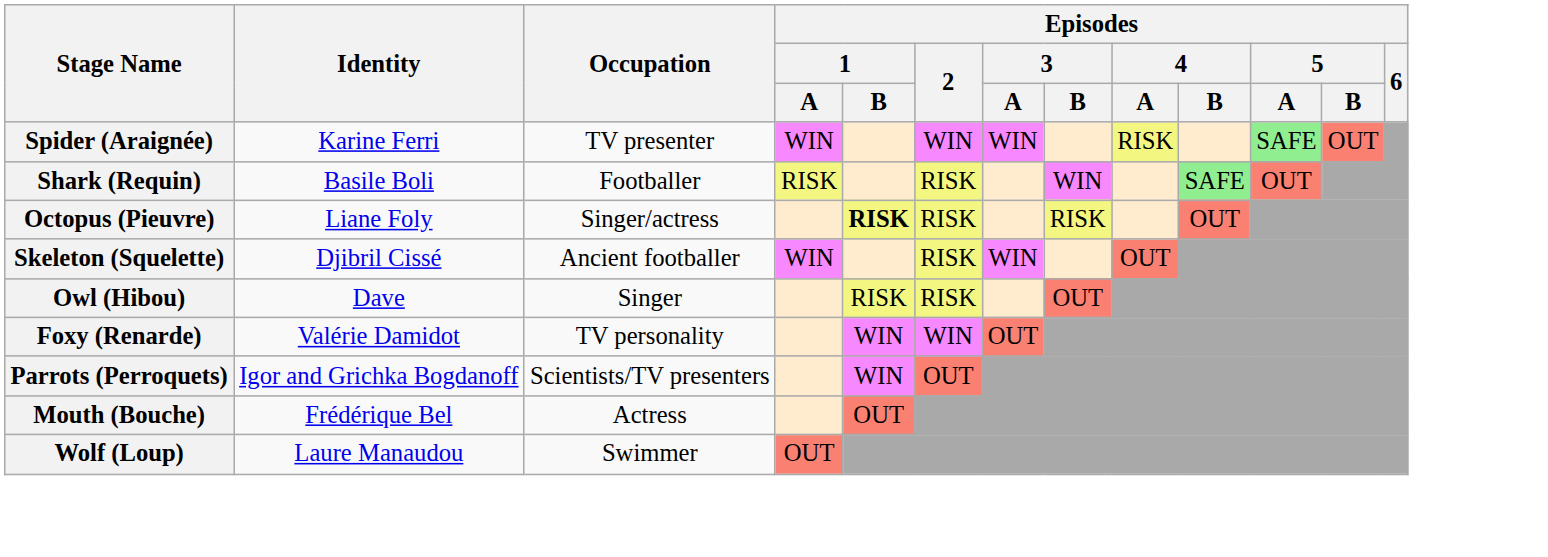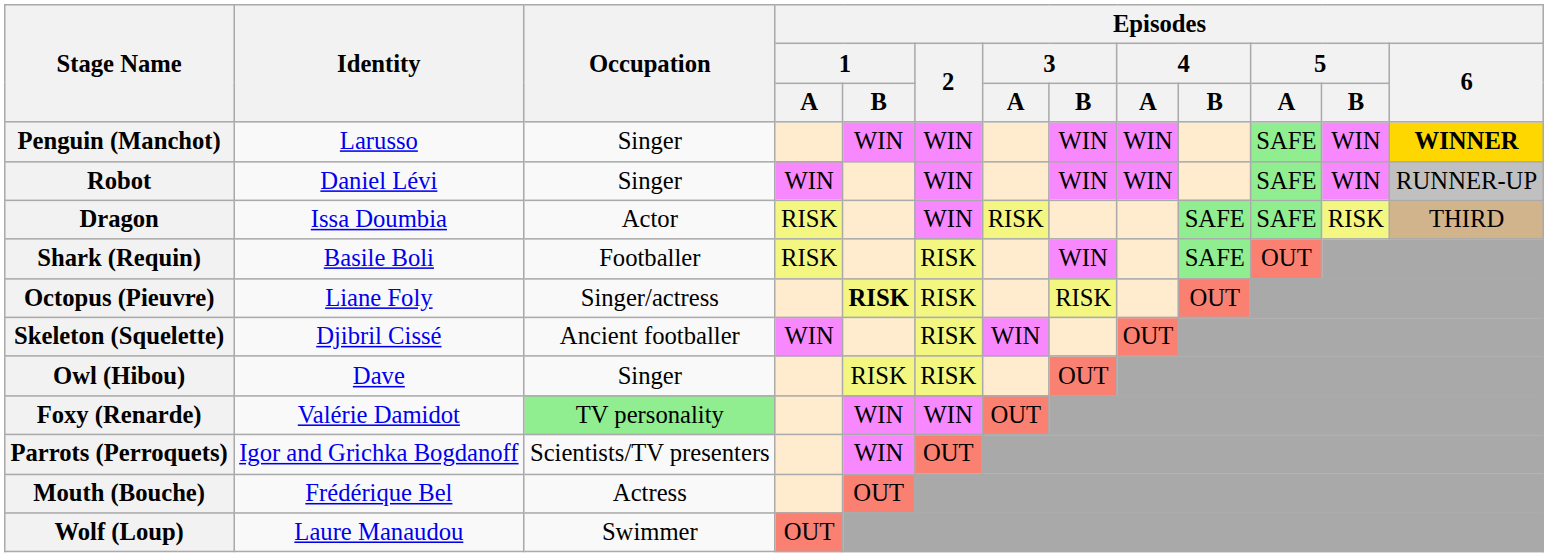+ row: (119, 141)
+ row: (119, 180)
+ row: (119, 219)
- row: (119, 141)
(650, 336) no background -> (650, 414) lightgreen background
